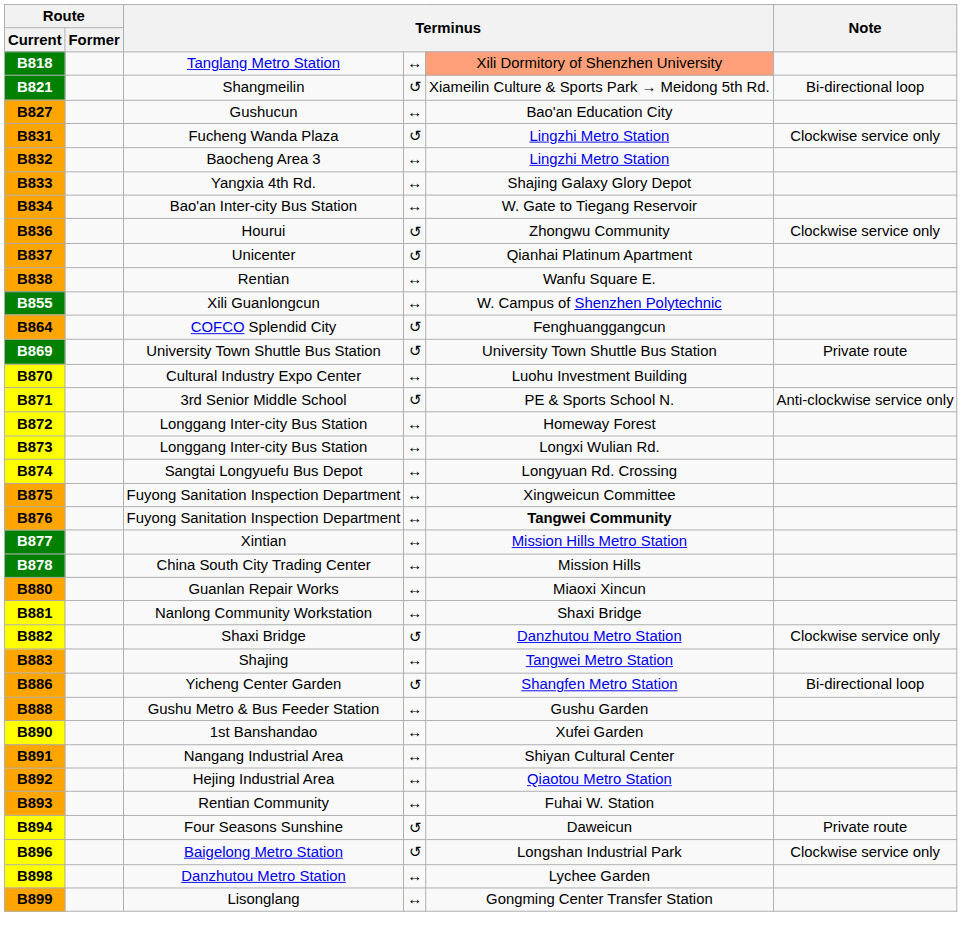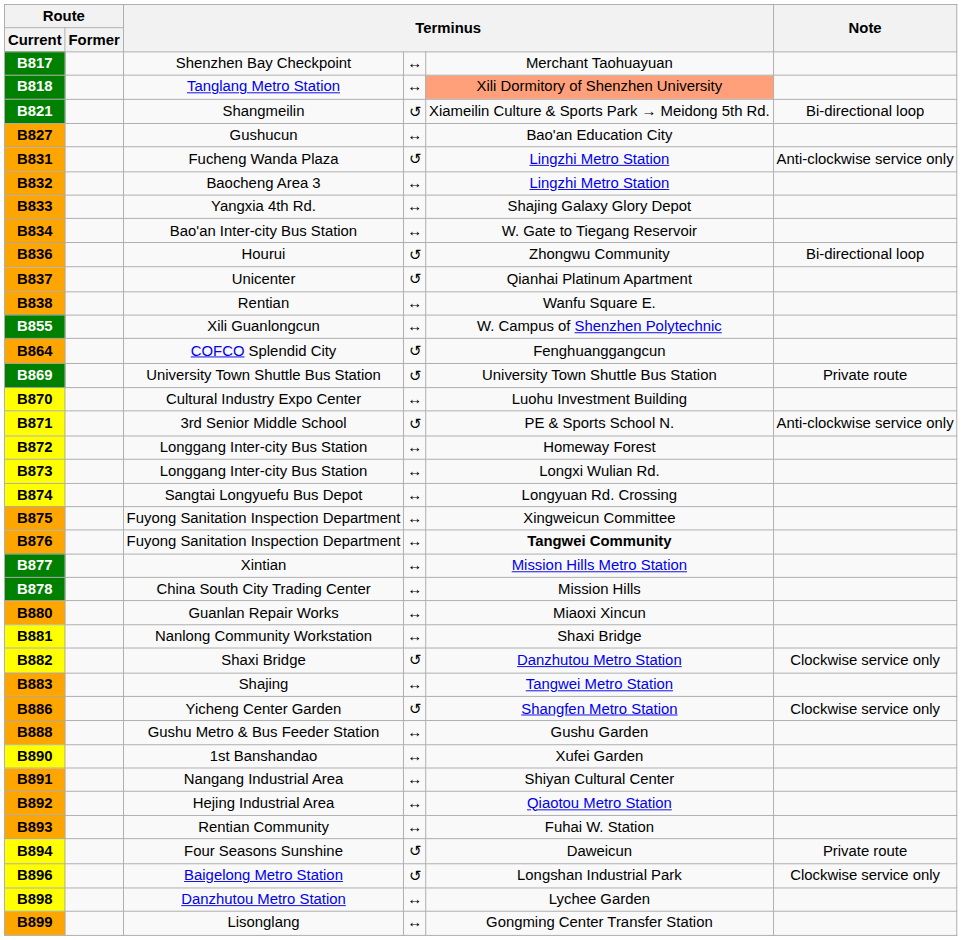+ row: (35, 63)
(865, 135) Clockwise service only -> (865, 159) Anti-clockwise service only
(865, 231) Clockwise service only -> (865, 254) Bi-directional loop
(865, 684) Bi-directional loop -> (865, 708) Clockwise service only
